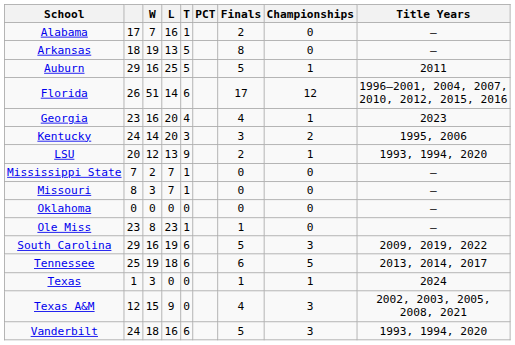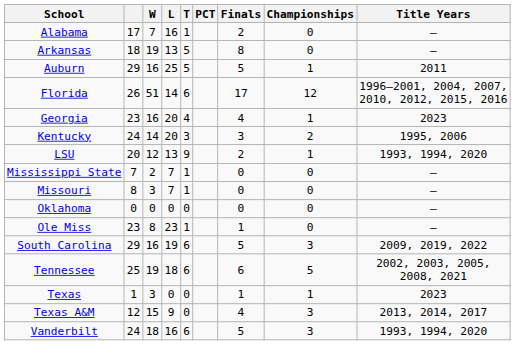(433, 263) 2013, 2014, 2017 -> (433, 270) 2002, 2003, 2005, 2008, 2021
(433, 282) 2024 -> (433, 294) 2023
(433, 306) 2002, 2003, 2005, 2008, 2021 -> (433, 313) 2013, 2014, 2017
